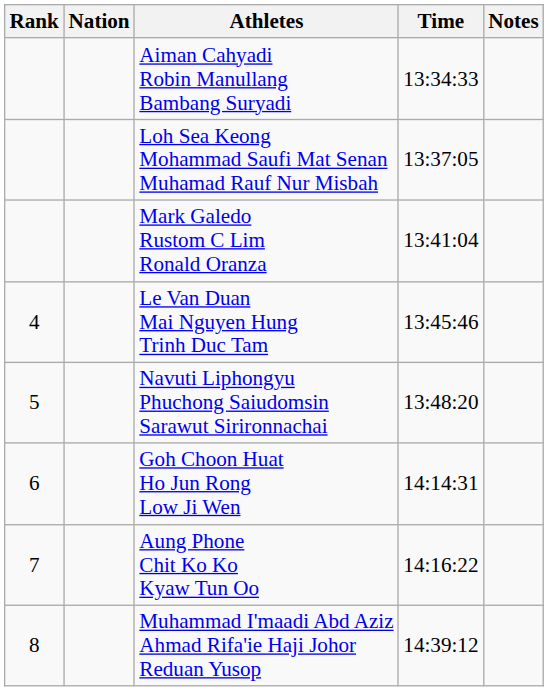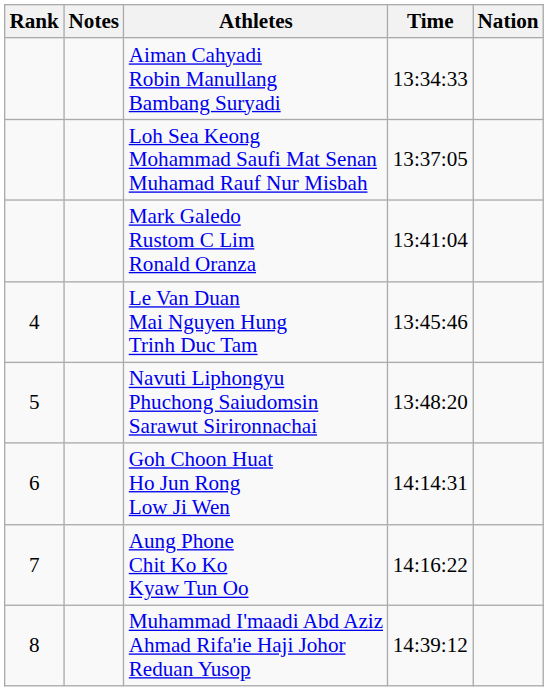columns swapped: (99, 21) <-> (513, 21)
